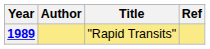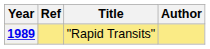columns swapped: (61, 14) <-> (192, 14)
